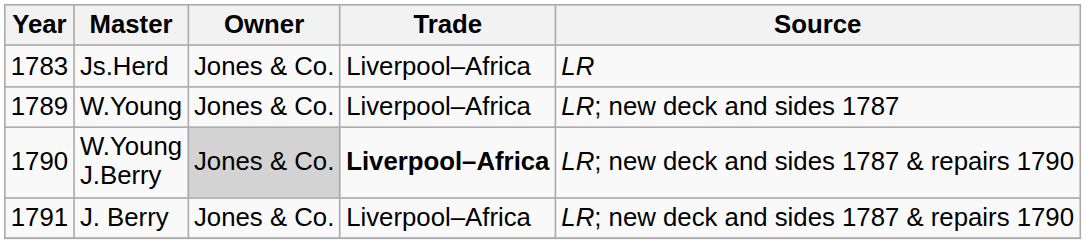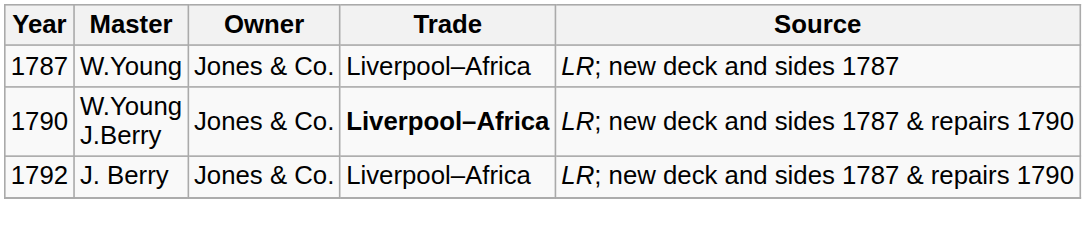- row: (124, 65)
(39, 106) 1789 -> (39, 65) 1787
(264, 161) lightgrey background -> (264, 121) no background
(39, 217) 1791 -> (39, 176) 1792
